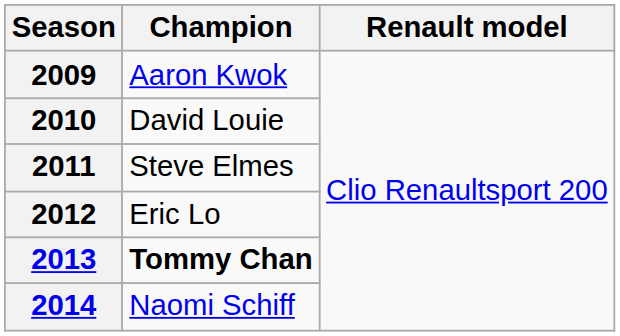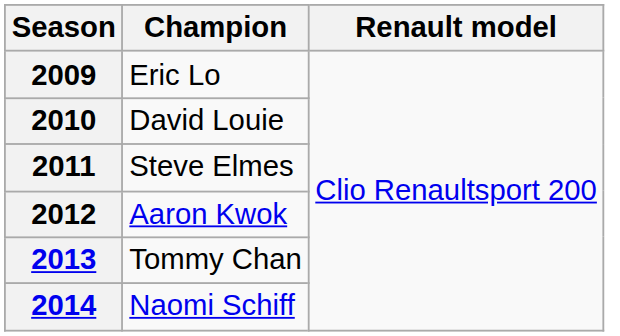(208, 74) Aaron Kwok -> (175, 74) Eric Lo
(175, 213) Eric Lo -> (208, 213) Aaron Kwok
(221, 259) bold -> (216, 259) normal
